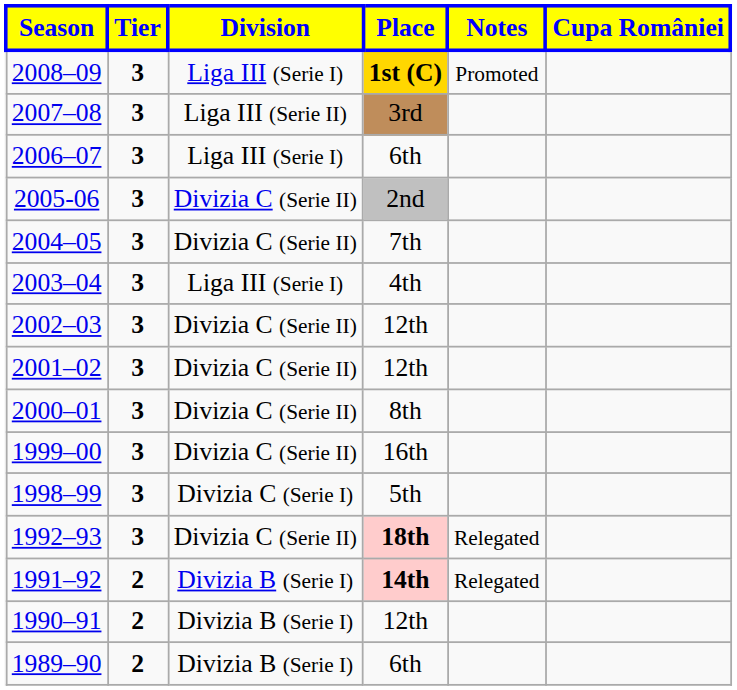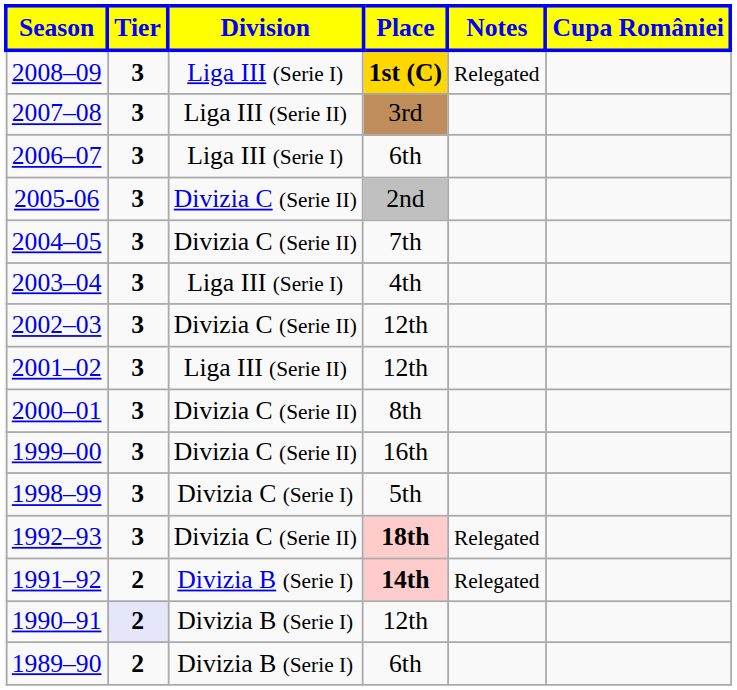(497, 73) Promoted -> (497, 73) Relegated
(265, 367) Divizia C (Serie II) -> (265, 367) Liga III (Serie II)
(138, 621) no background -> (138, 621) lavender background
